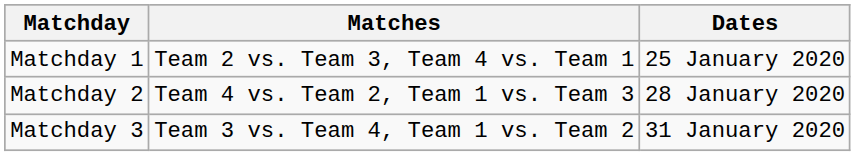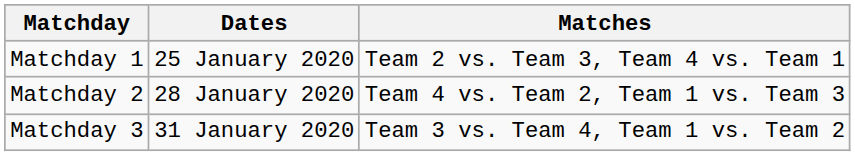columns swapped: (745, 23) <-> (394, 23)
